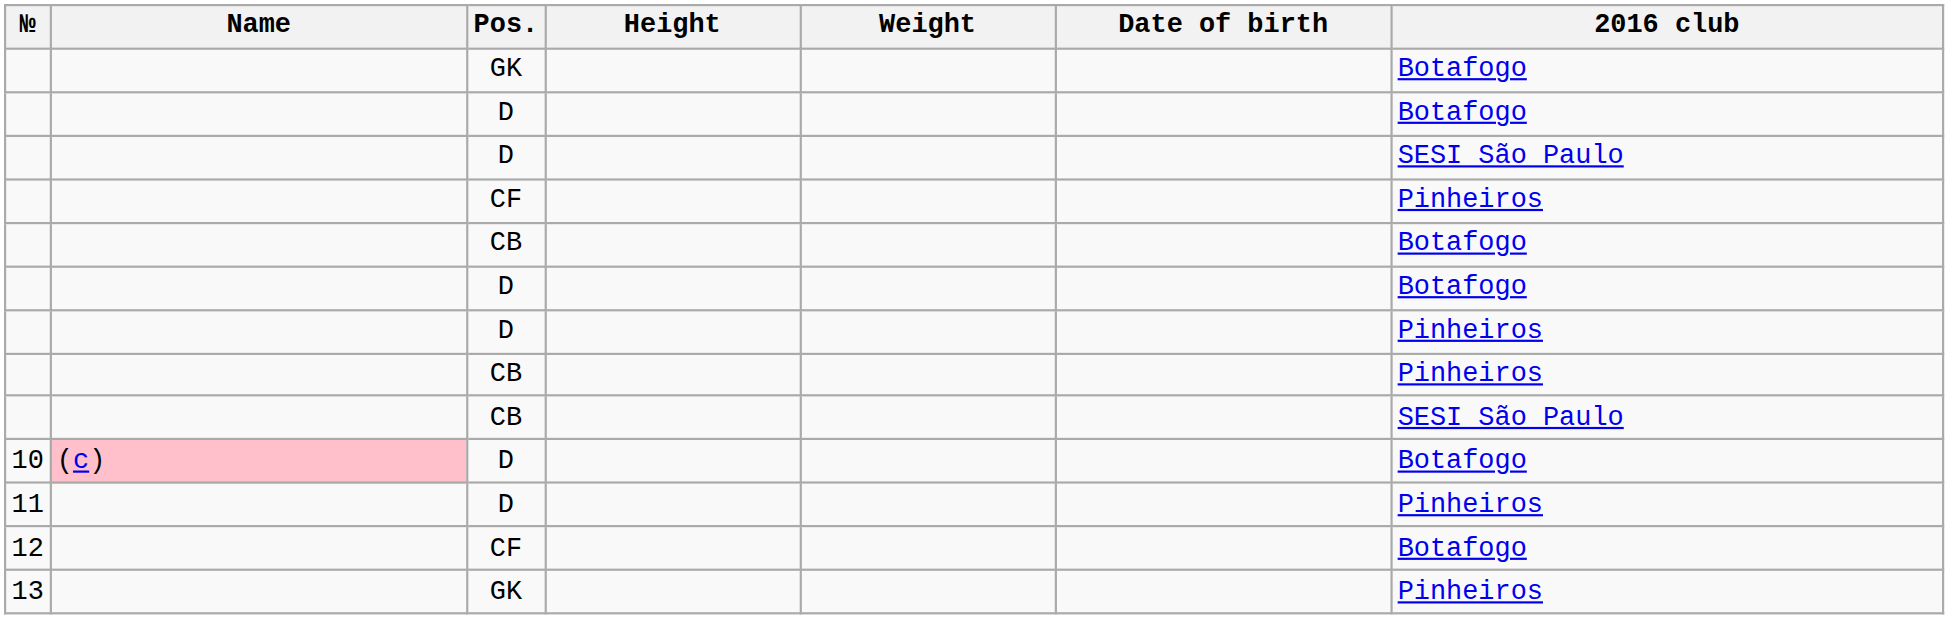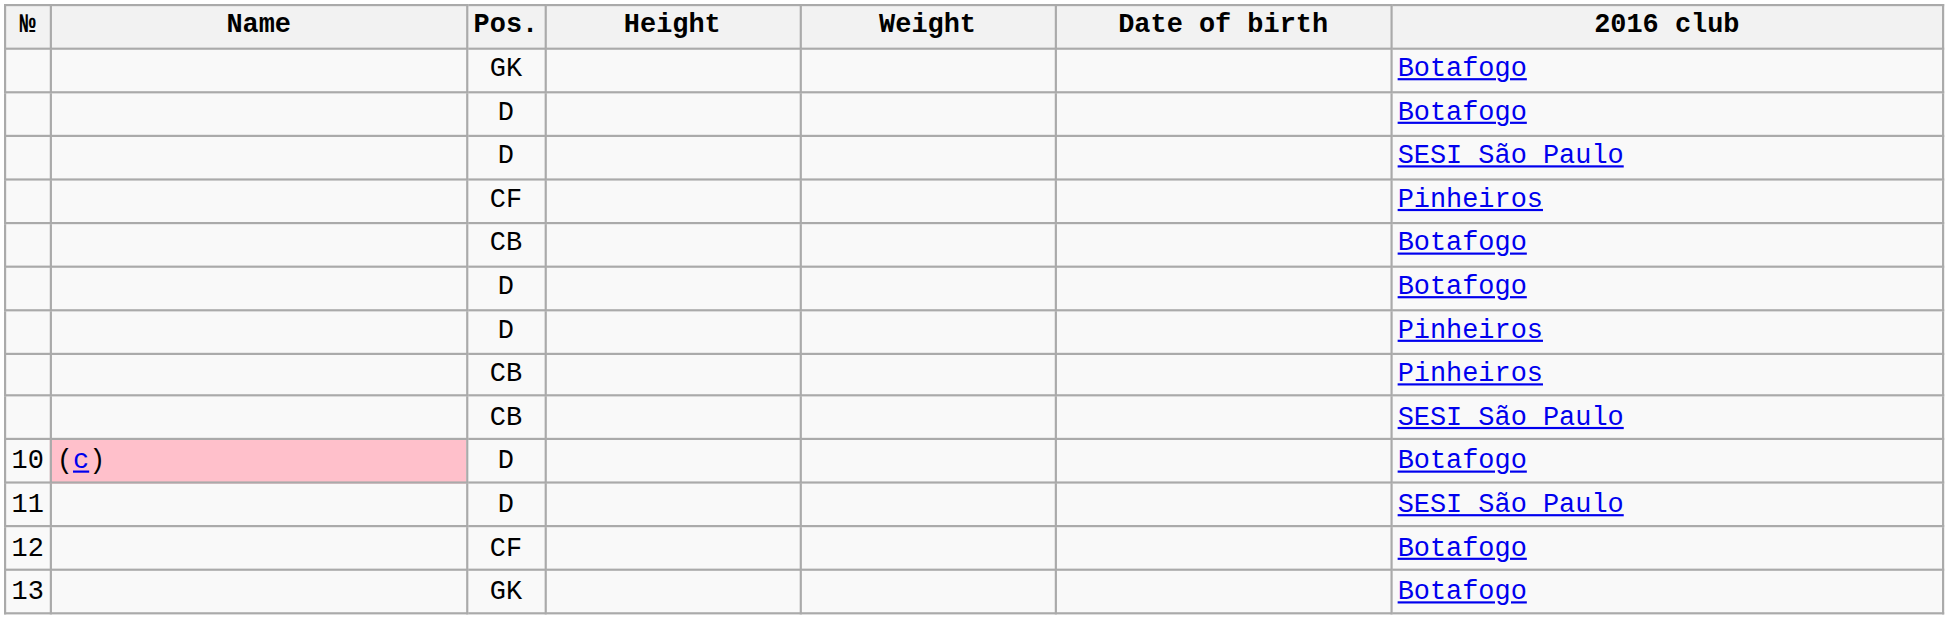(1470, 505) Pinheiros -> (1511, 505) SESI São Paulo
(1470, 592) Pinheiros -> (1462, 592) Botafogo
